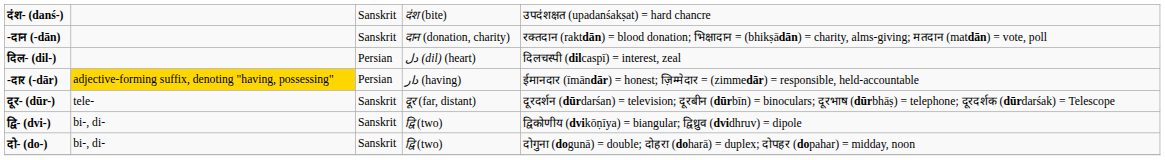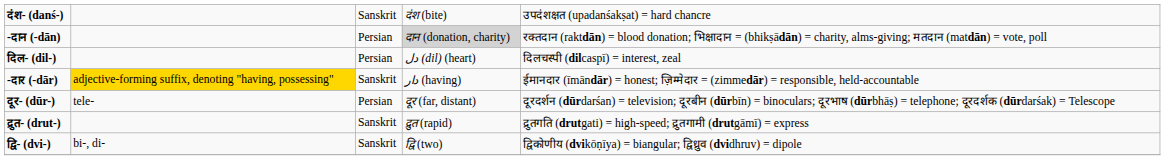(377, 36) Sanskrit -> (375, 36) Persian
(457, 37) no background -> (457, 37) lightgrey background
(375, 79) Persian -> (377, 79) Sanskrit
(377, 100) Sanskrit -> (375, 100) Persian
+ row: (34, 123)
- row: (27, 144)
